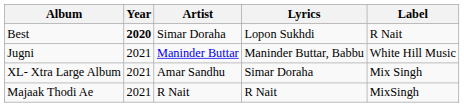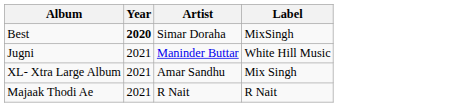- column: (304, 14)
(386, 33) R Nait -> (269, 33) MixSingh
(394, 92) MixSingh -> (261, 92) R Nait
